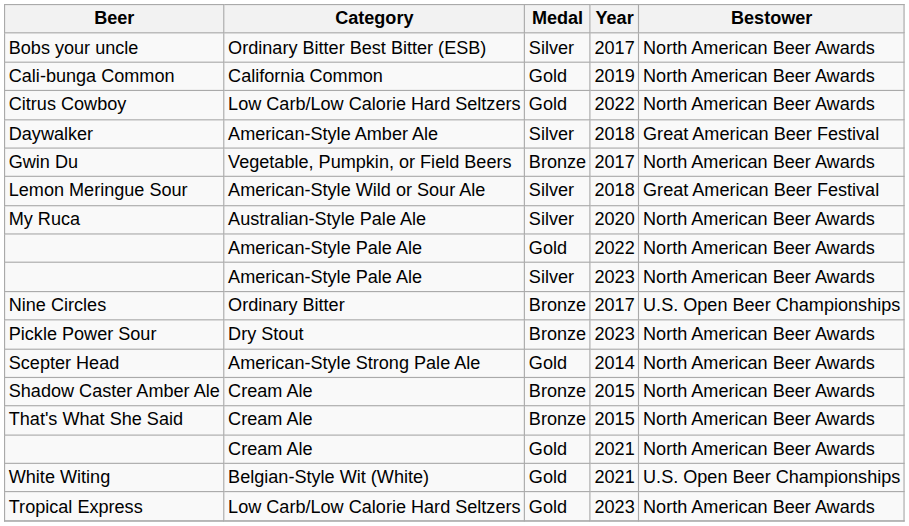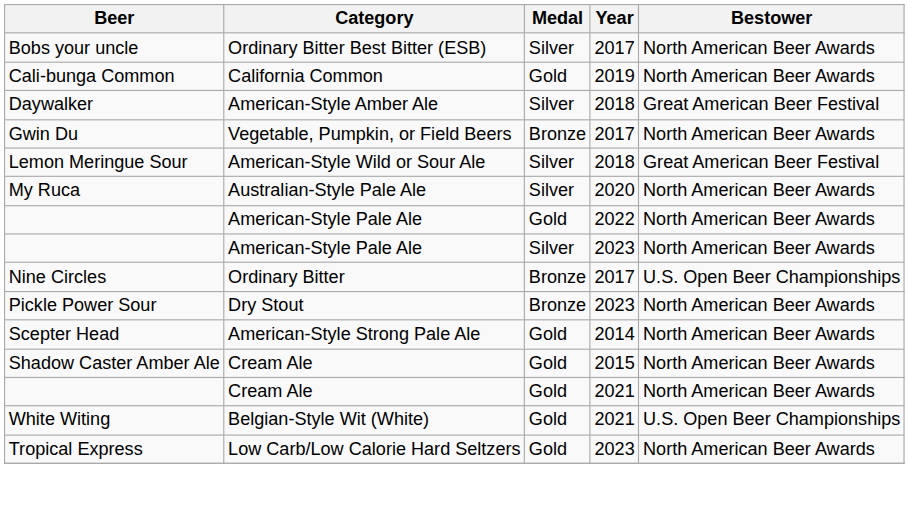- row: (68, 104)
(558, 391) Bronze -> (548, 362) Gold
- row: (96, 420)
